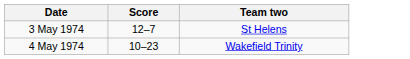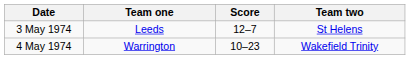+ column: (149, 12)
